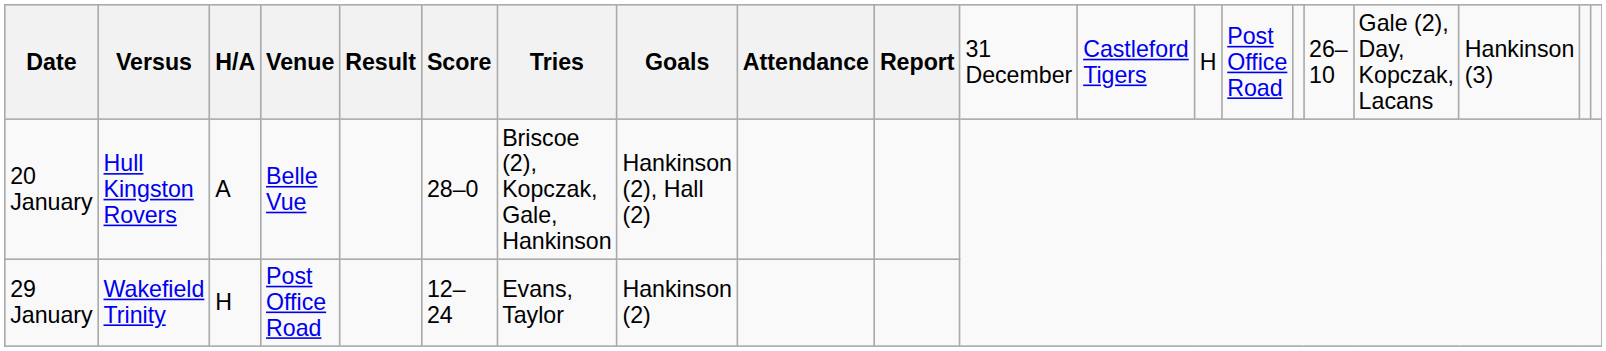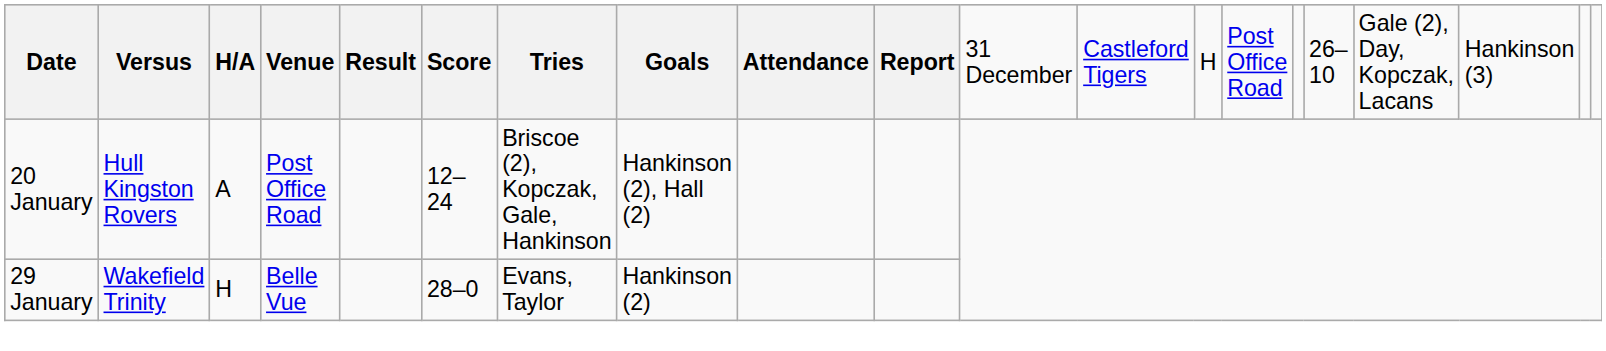(292, 189) Belle Vue -> (296, 189) Post Office Road
(453, 189) 28–0 -> (446, 189) 12–24
(296, 303) Post Office Road -> (292, 290) Belle Vue
(446, 303) 12–24 -> (453, 290) 28–0
